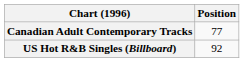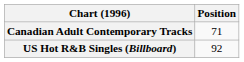(217, 31) 77 -> (217, 31) 71
